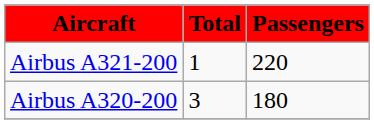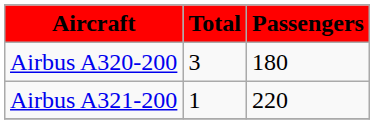rows swapped: (94, 99) <-> (94, 61)
